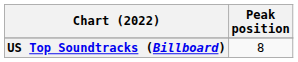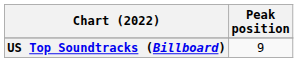(261, 48) 8 -> (261, 48) 9
